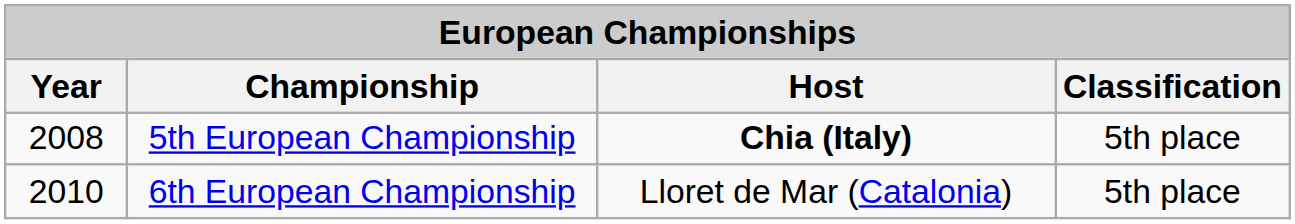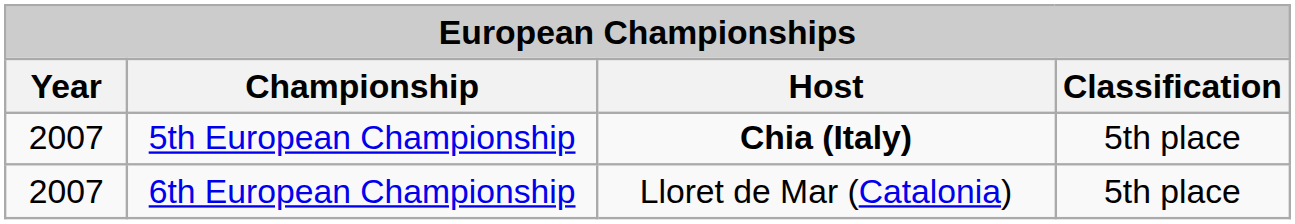(66, 139) 2008 -> (66, 139) 2007
(66, 192) 2010 -> (66, 192) 2007
